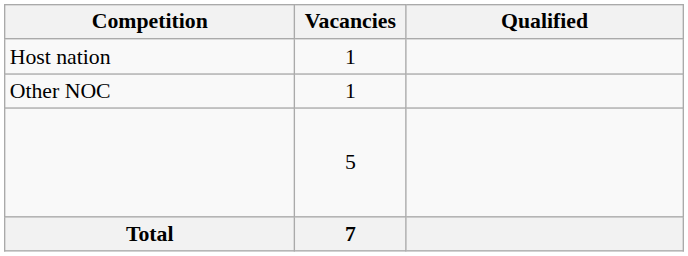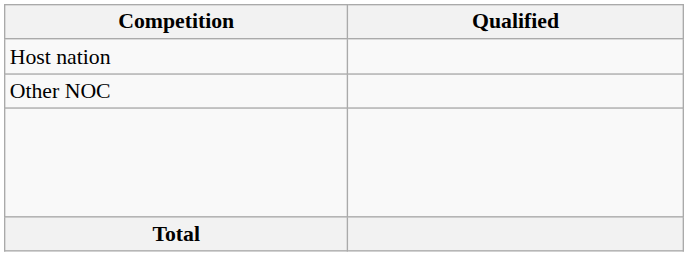- column: (350, 21)
